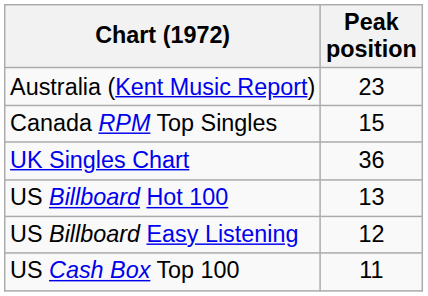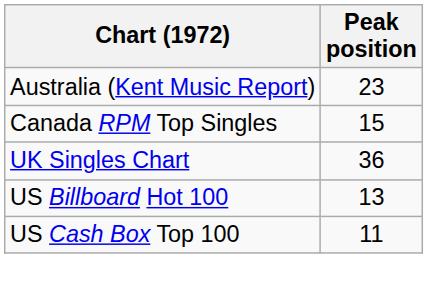- row: (154, 234)
